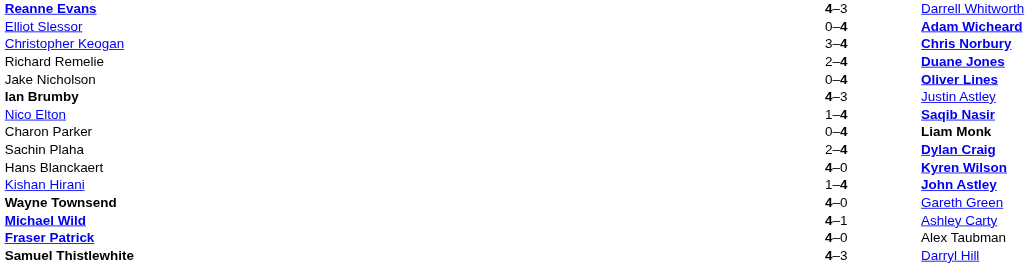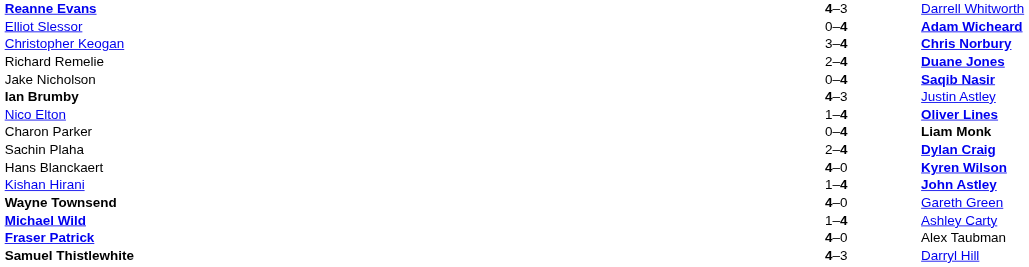(960, 79) Oliver Lines -> (958, 79) Saqib Nasir
(958, 114) Saqib Nasir -> (960, 114) Oliver Lines
(836, 220) 4–1 -> (836, 220) 1–4
